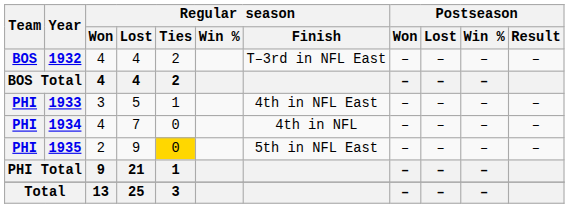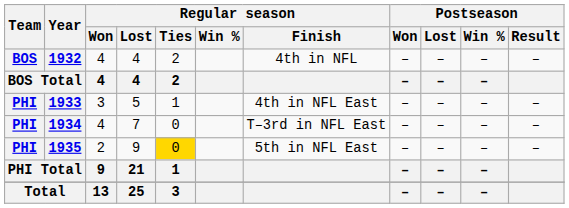(316, 60) T–3rd in NFL East -> (316, 60) 4th in NFL
(316, 127) 4th in NFL -> (316, 127) T–3rd in NFL East
